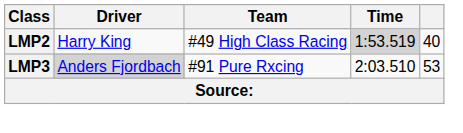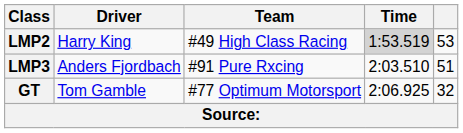(432, 41) 40 -> (445, 41) 53
(119, 66) lightgrey background -> (119, 66) no background
(432, 66) 53 -> (445, 66) 51
+ row: (29, 90)
